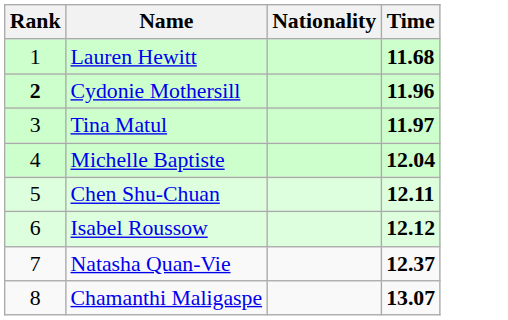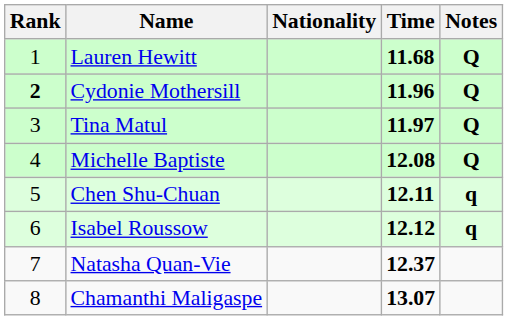+ column: (471, 21)
(411, 159) 12.04 -> (411, 159) 12.08
